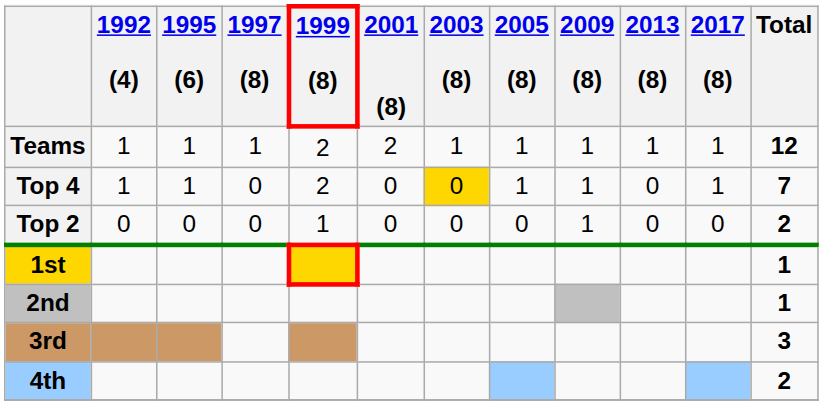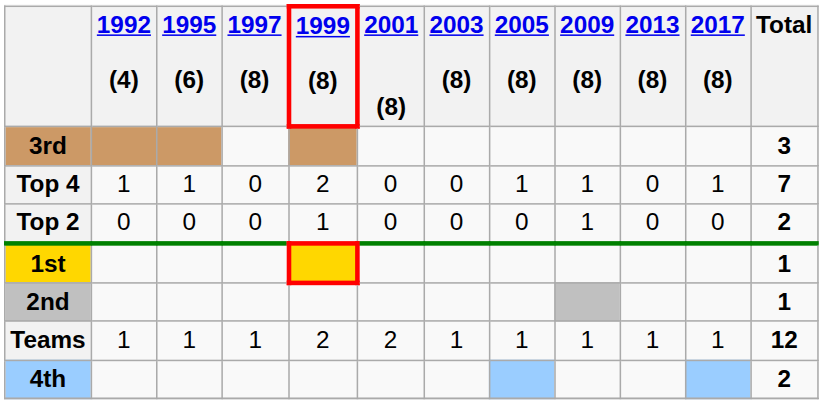rows swapped: (48, 146) <-> (48, 341)
(457, 186) gold background -> (457, 184) no background
